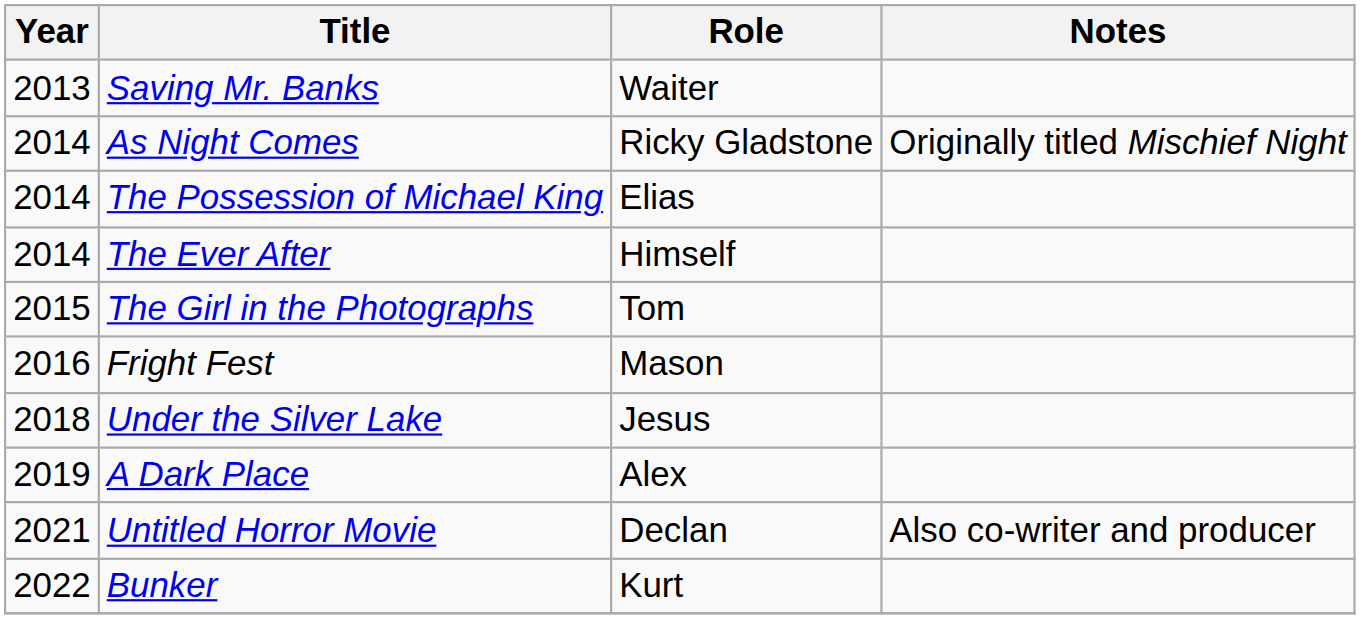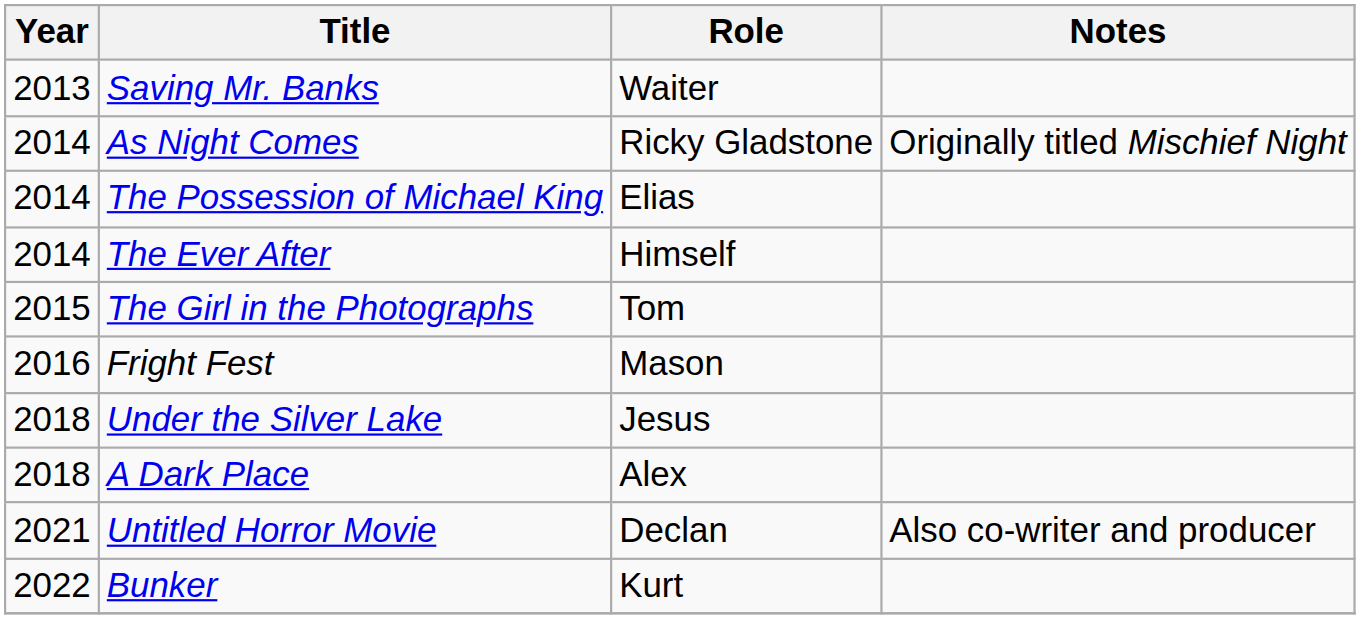(52, 474) 2019 -> (52, 474) 2018
